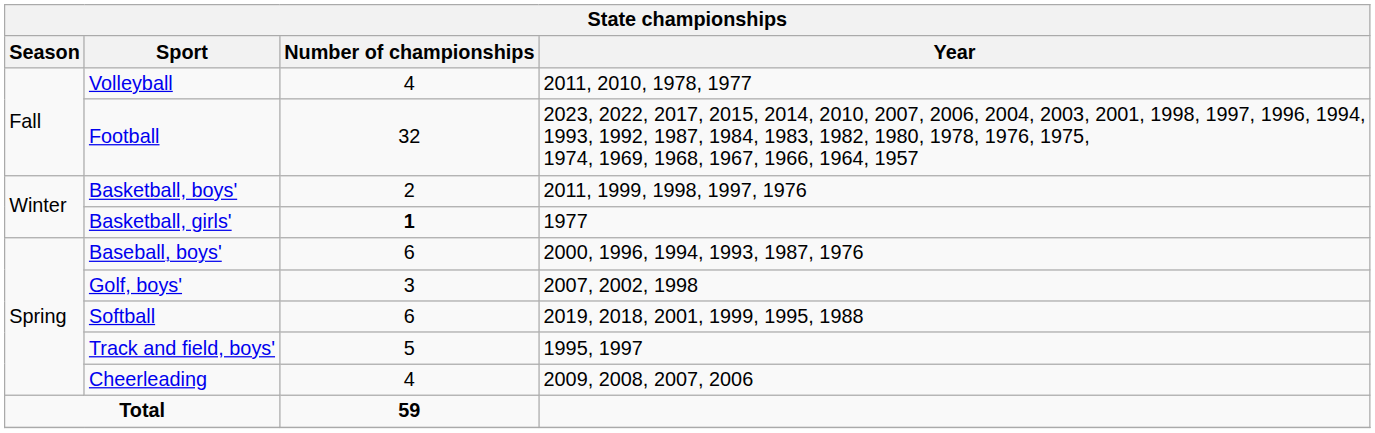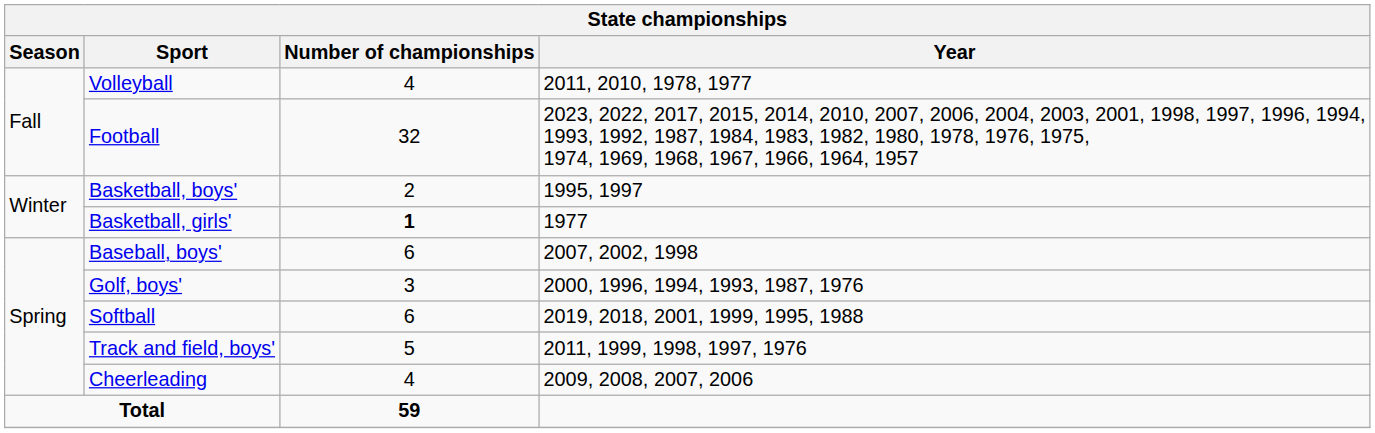(675, 190) 2011, 1999, 1998, 1997, 1976 -> (593, 190) 1995, 1997
(704, 253) 2000, 1996, 1994, 1993, 1987, 1976 -> (621, 253) 2007, 2002, 1998
(621, 285) 2007, 2002, 1998 -> (704, 285) 2000, 1996, 1994, 1993, 1987, 1976
(593, 348) 1995, 1997 -> (675, 348) 2011, 1999, 1998, 1997, 1976
